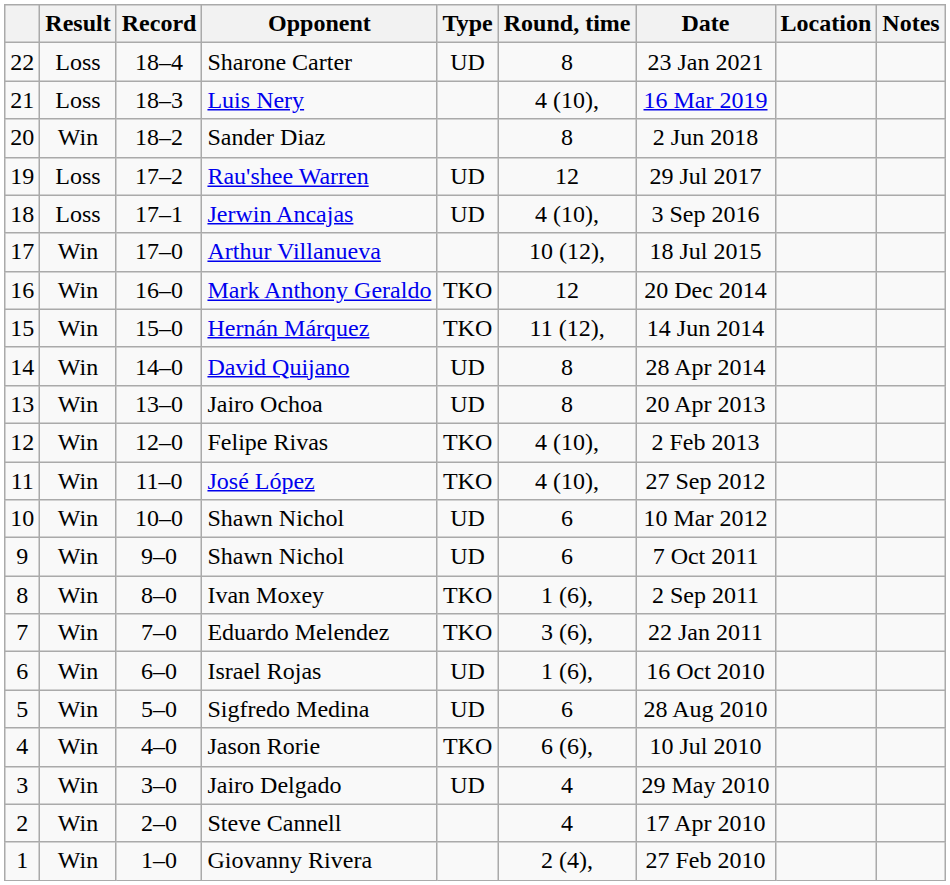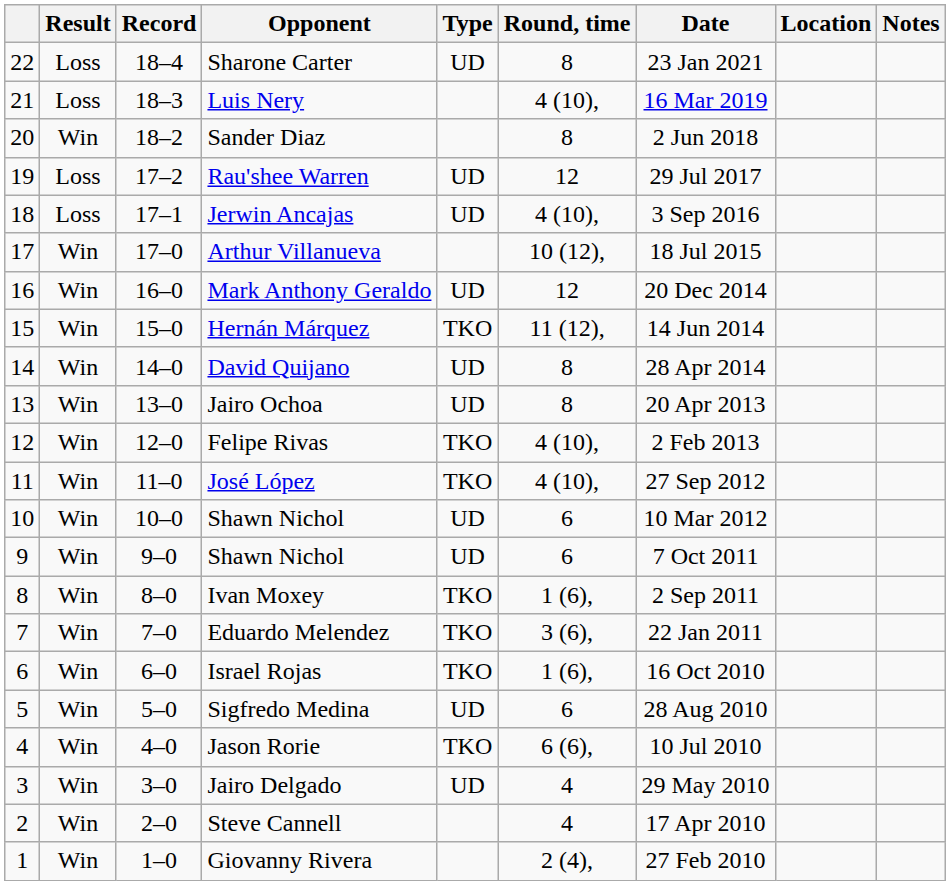(468, 289) TKO -> (468, 289) UD
(468, 670) UD -> (468, 670) TKO
